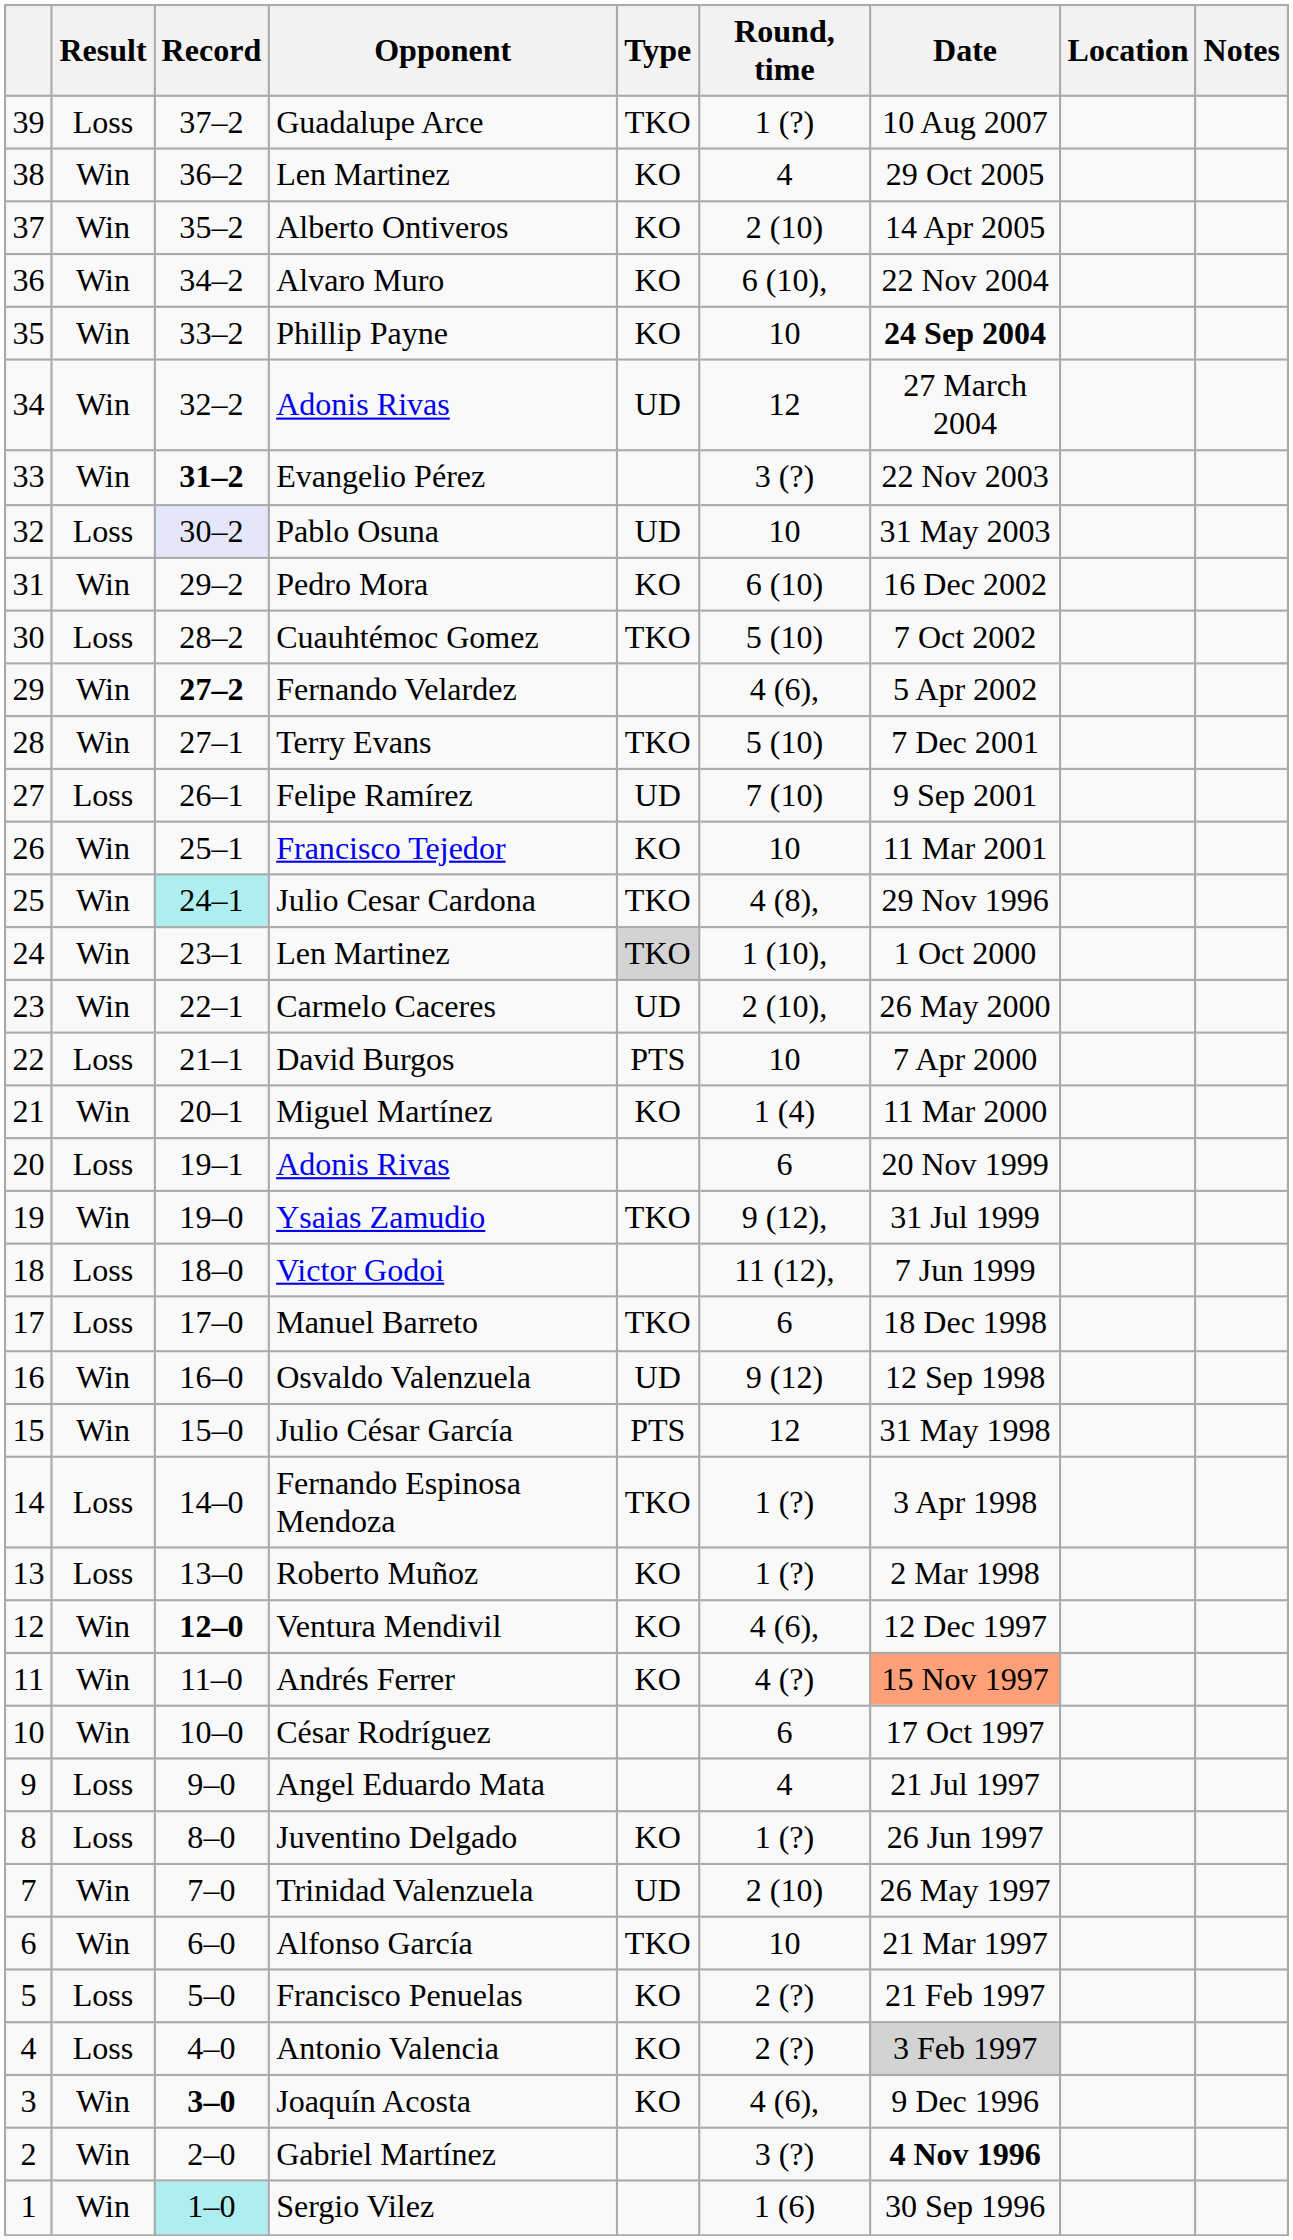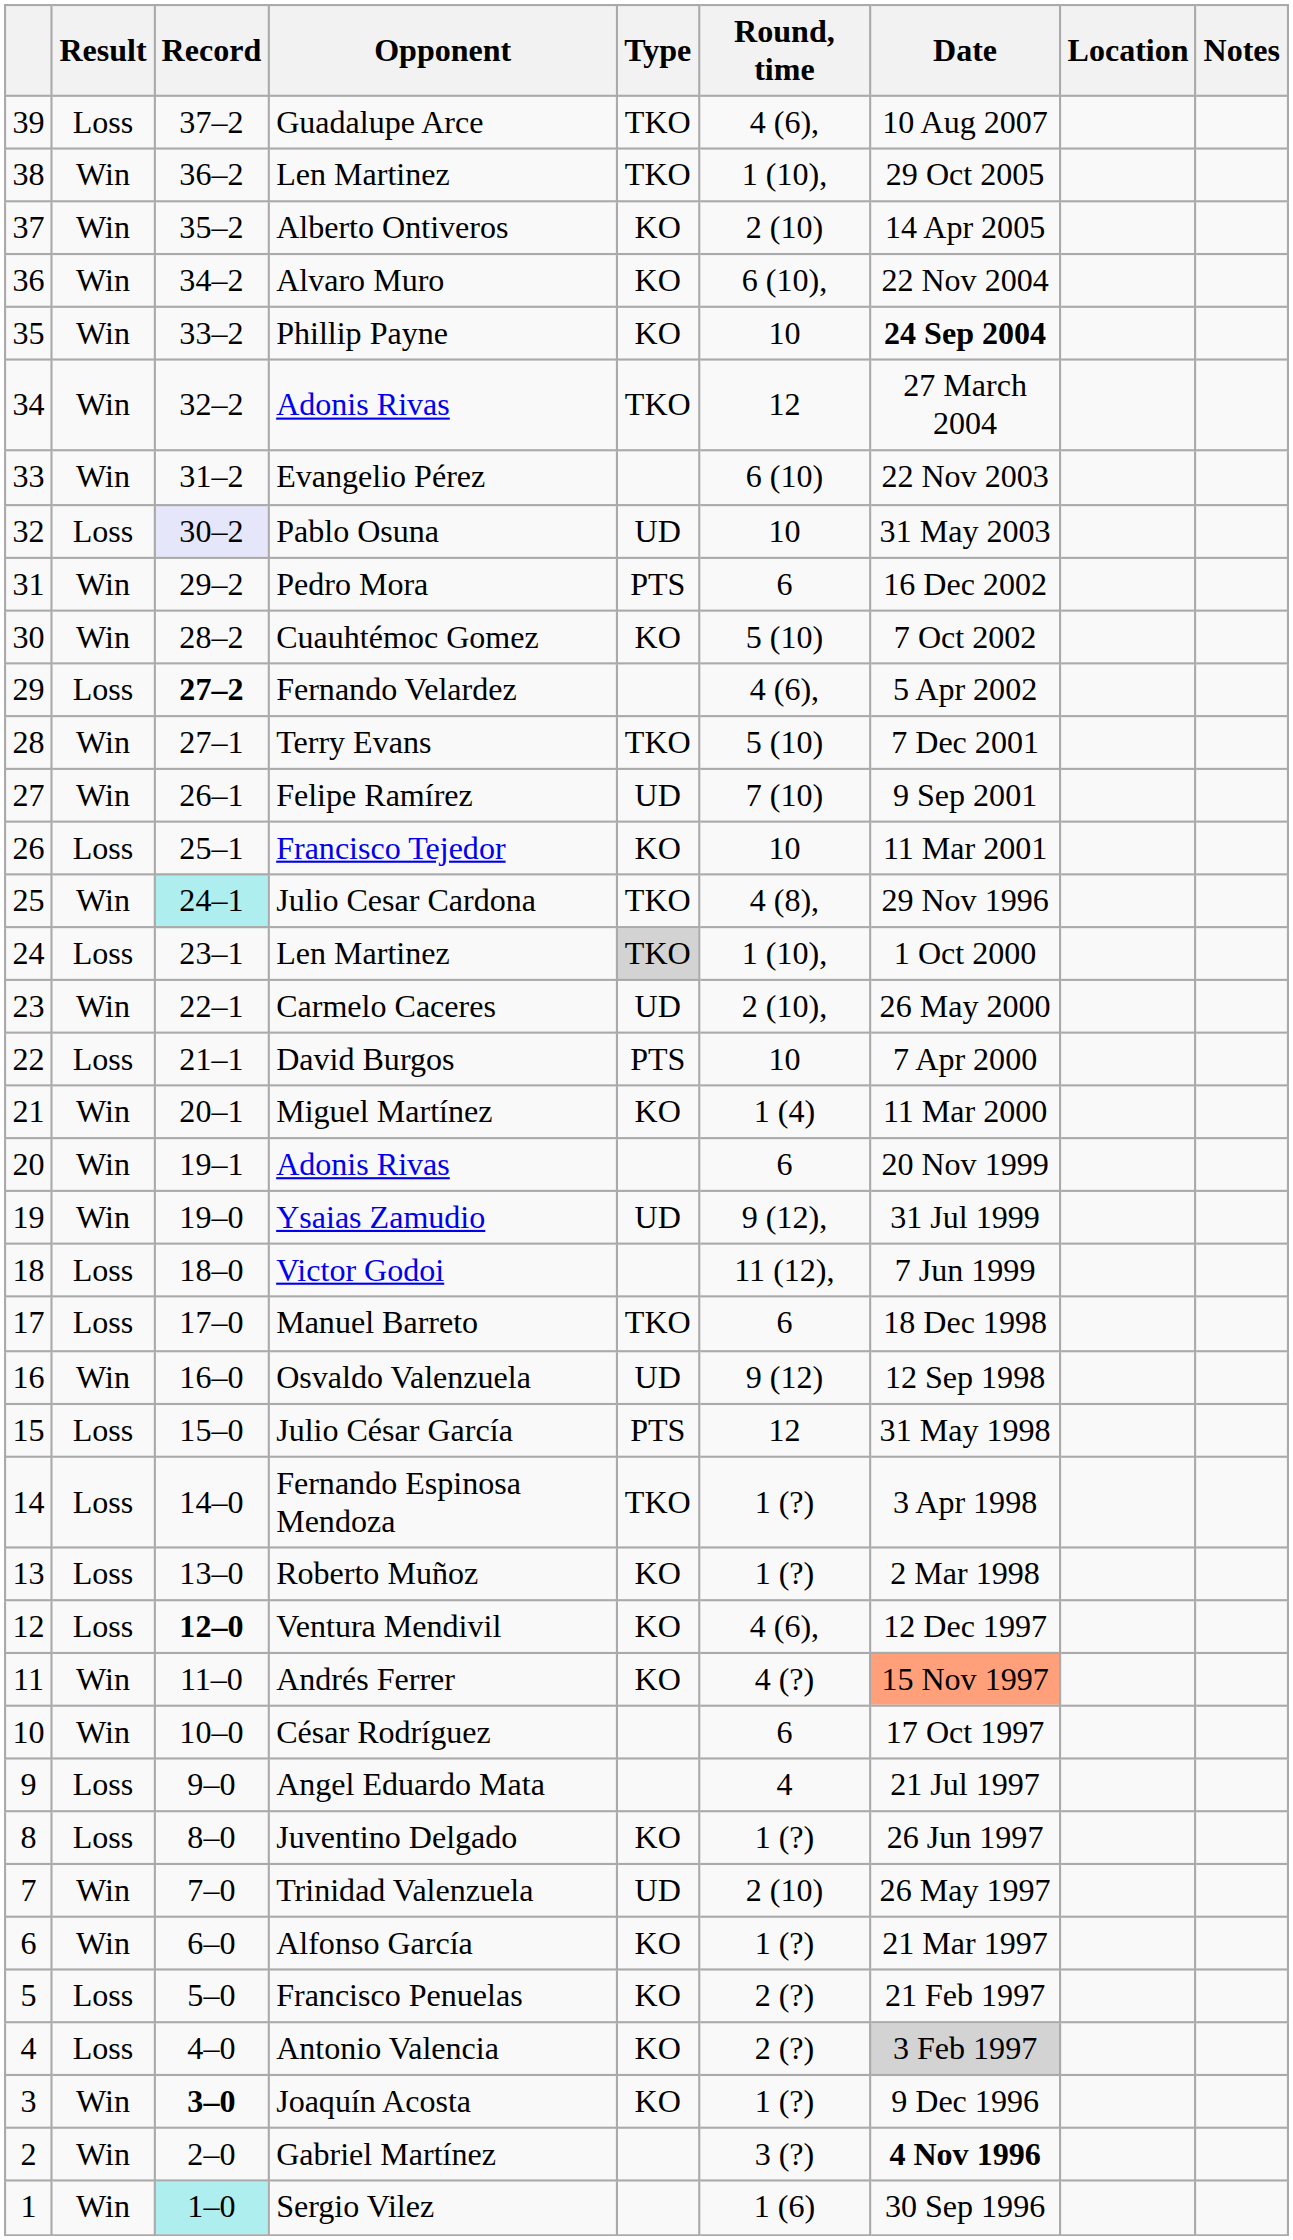(784, 121) 1 (?) -> (784, 121) 4 (6),
(658, 174) KO -> (658, 174) TKO
(784, 174) 4 -> (784, 174) 1 (10),
(658, 405) UD -> (658, 405) TKO
(211, 477) bold -> (211, 477) normal
(784, 477) 3 (?) -> (784, 477) 6 (10)
(658, 583) KO -> (658, 583) PTS
(784, 583) 6 (10) -> (784, 583) 6
(103, 635) Loss -> (103, 635) Win
(658, 635) TKO -> (658, 635) KO
(103, 688) Win -> (103, 688) Loss
(103, 794) Loss -> (103, 794) Win
(103, 847) Win -> (103, 847) Loss
(103, 953) Win -> (103, 953) Loss
(103, 1164) Loss -> (103, 1164) Win
(658, 1217) TKO -> (658, 1217) UD
(103, 1429) Win -> (103, 1429) Loss
(103, 1625) Win -> (103, 1625) Loss
(658, 1943) TKO -> (658, 1943) KO
(784, 1943) 10 -> (784, 1943) 1 (?)
(784, 2101) 4 (6), -> (784, 2101) 1 (?)
